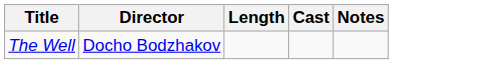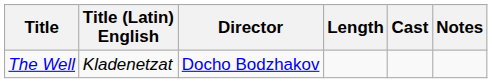+ column: (128, 27)
